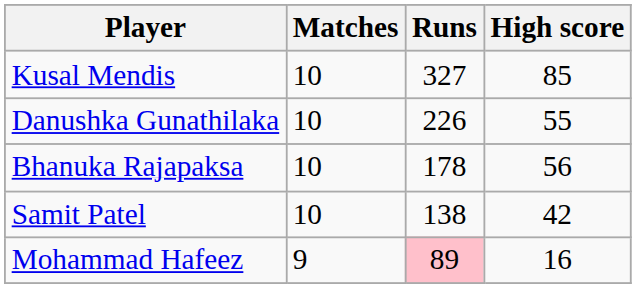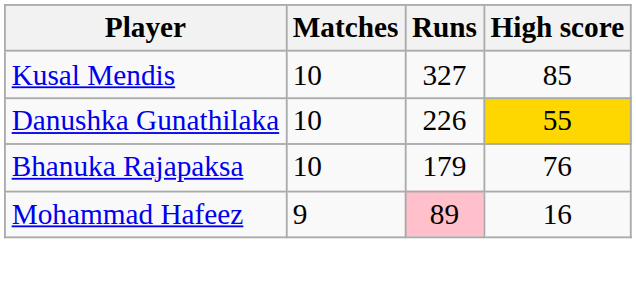(557, 120) no background -> (557, 120) gold background
(444, 167) 178 -> (444, 167) 179
(557, 167) 56 -> (557, 167) 76
- row: (79, 213)
